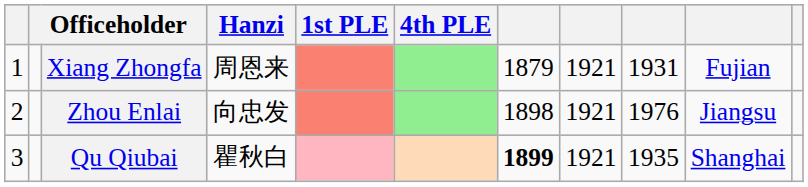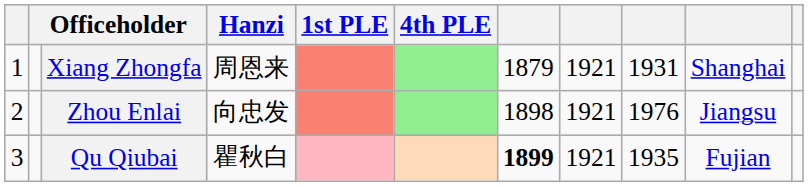(738, 67) Fujian -> (738, 67) Shanghai
(738, 157) Shanghai -> (738, 157) Fujian
